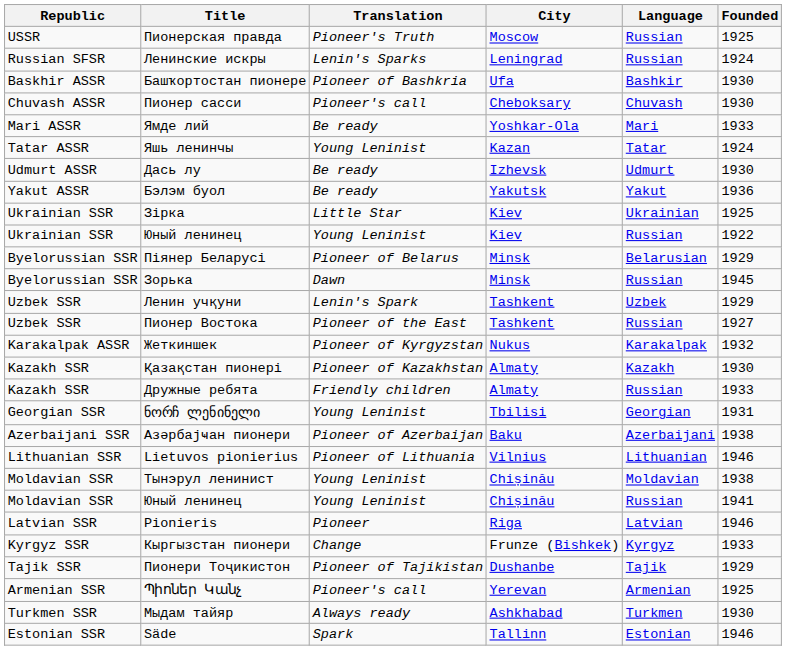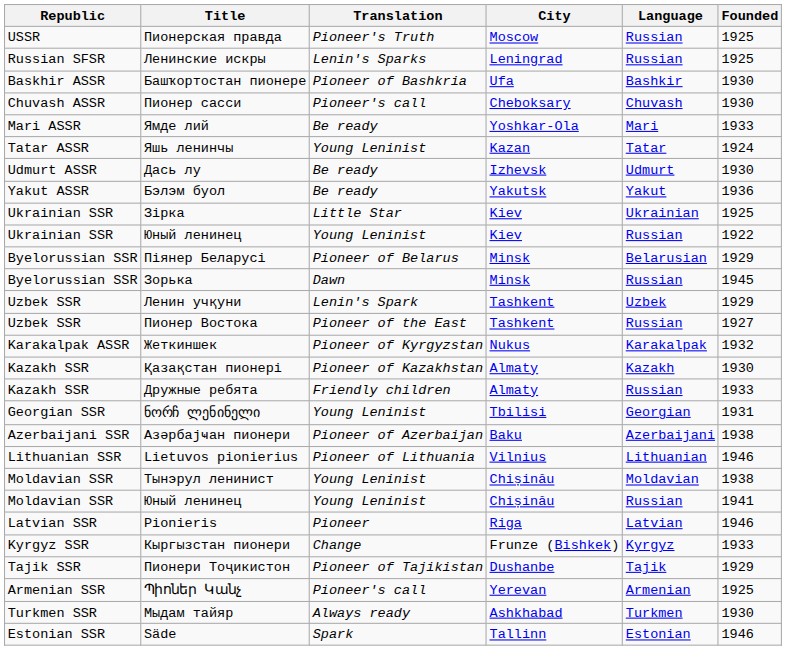(738, 60) 1924 -> (738, 60) 1925
